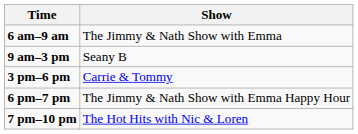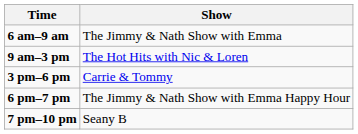(105, 56) Seany B -> (165, 56) The Hot Hits with Nic & Loren
(165, 118) The Hot Hits with Nic & Loren -> (105, 118) Seany B
